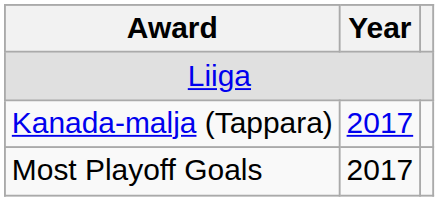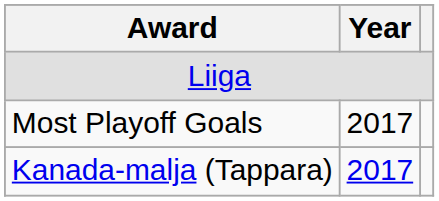rows swapped: (172, 123) <-> (137, 170)
